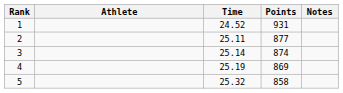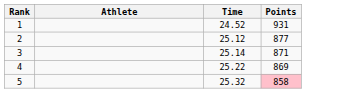- column: (320, 11)
(232, 39) 25.11 -> (232, 39) 25.12
(281, 53) 874 -> (281, 53) 871
(232, 67) 25.19 -> (232, 67) 25.22
(281, 81) no background -> (281, 81) pink background
